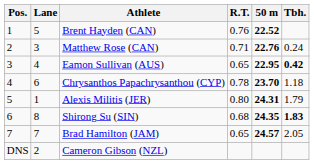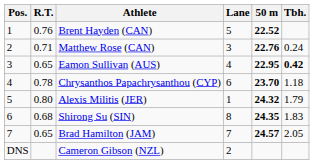columns swapped: (45, 13) <-> (240, 13)
(267, 99) 24.31 -> (267, 99) 24.32
(294, 116) bold -> (294, 116) normal
